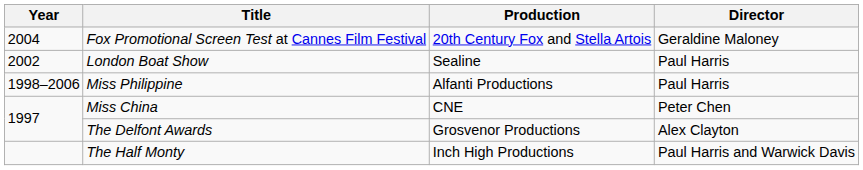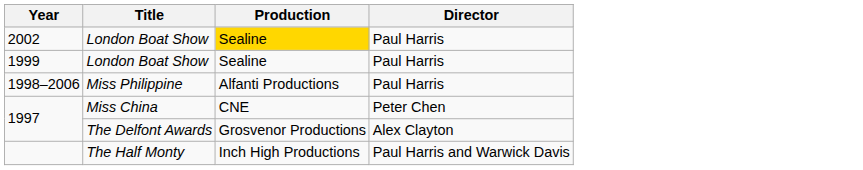- row: (24, 38)
(457, 61) no background -> (243, 38) gold background
+ row: (24, 61)
